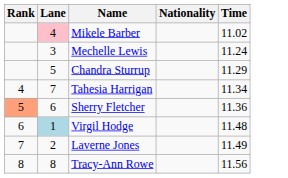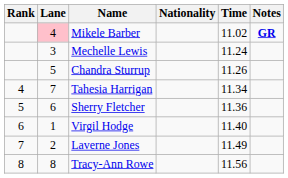+ column: (267, 13)
(234, 70) 11.29 -> (234, 70) 11.26
(21, 107) lightsalmon background -> (21, 107) no background
(53, 126) lightblue background -> (53, 126) no background
(234, 126) 11.48 -> (234, 126) 11.40
